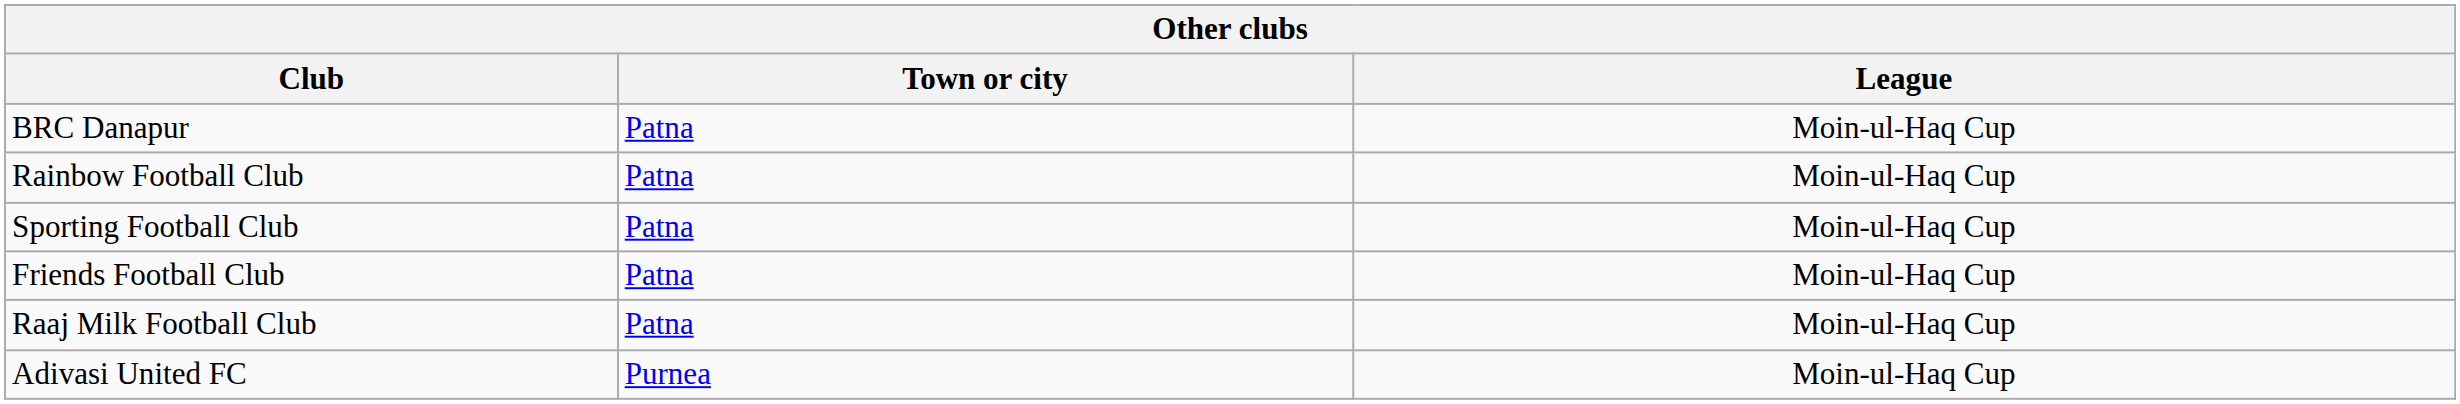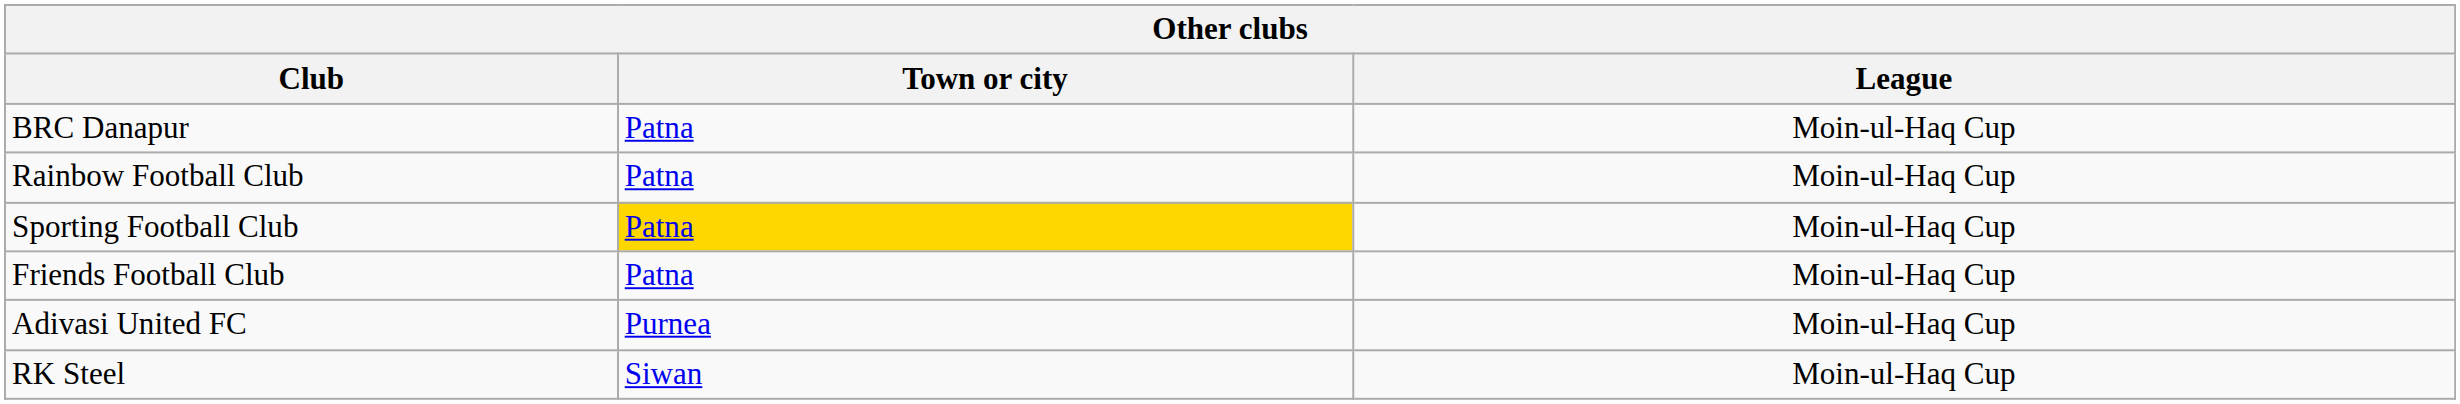(659, 226) no background -> (659, 226) gold background
- row: (164, 324)
+ row: (69, 373)
